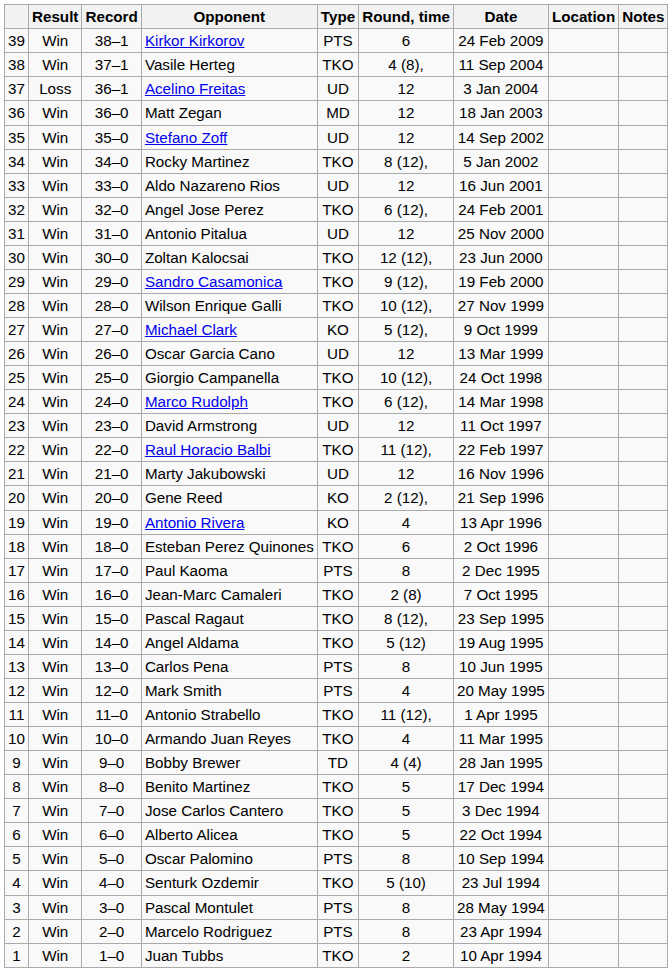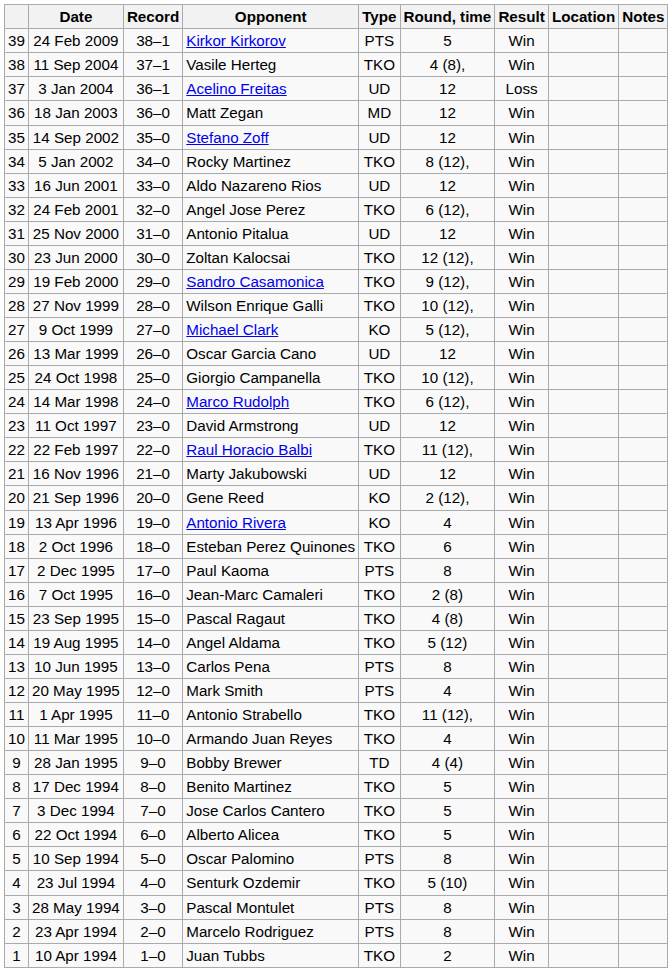columns swapped: (55, 17) <-> (501, 17)
(406, 41) 6 -> (447, 41) 5
(406, 618) 8 (12), -> (447, 618) 4 (8)
